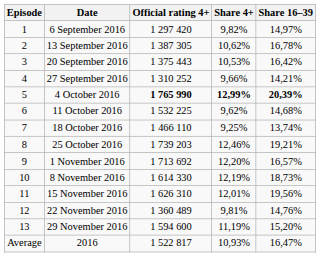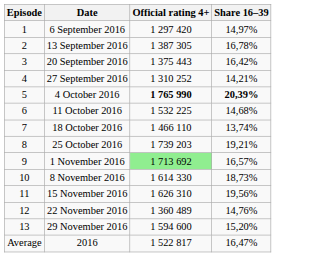- column: (234, 12)
(171, 161) no background -> (171, 161) lightgreen background
